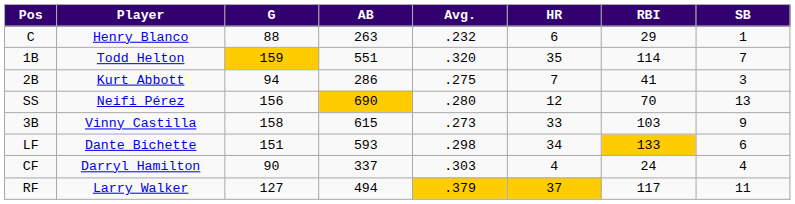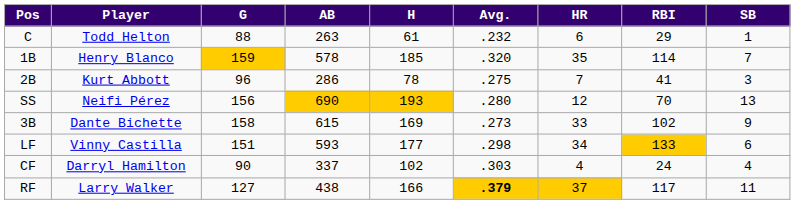+ column: (411, 15)
(141, 37) Henry Blanco -> (126, 37) Todd Helton
(141, 59) Todd Helton -> (126, 59) Henry Blanco
(366, 59) 551 -> (327, 59) 578
(272, 80) 94 -> (243, 80) 96
(141, 123) Vinny Castilla -> (126, 123) Dante Bichette
(649, 123) 103 -> (664, 123) 102
(141, 145) Dante Bichette -> (126, 145) Vinny Castilla
(366, 188) 494 -> (327, 188) 438
(460, 188) normal -> (495, 188) bold
